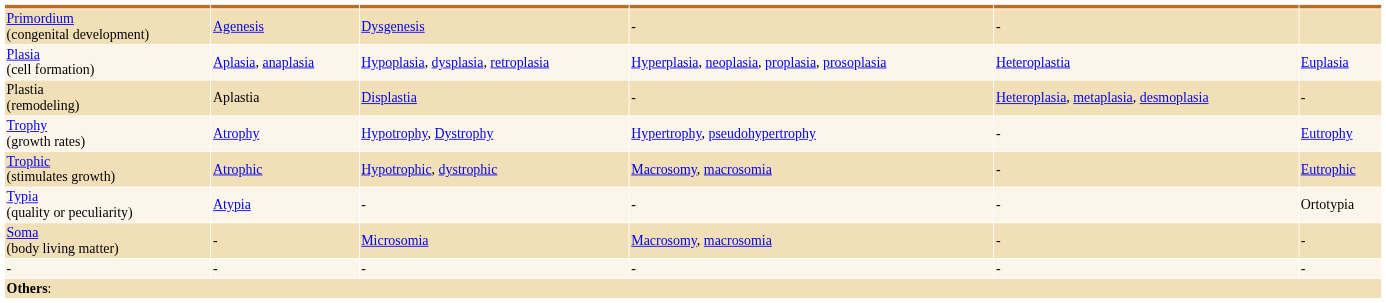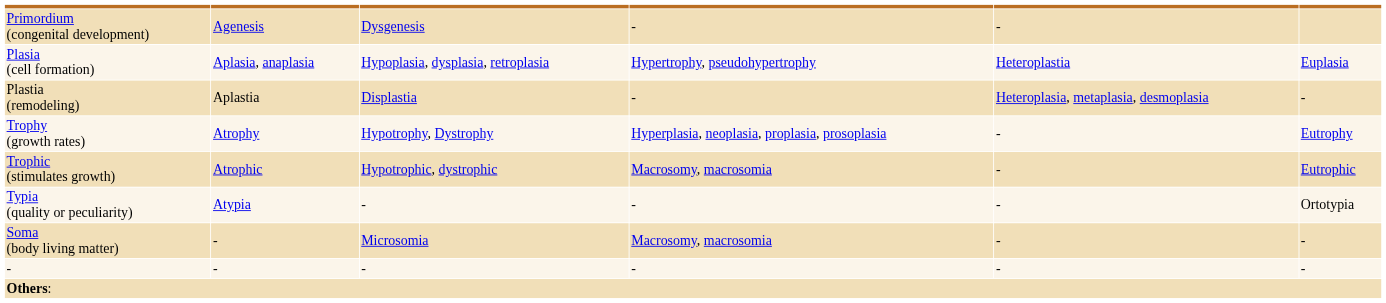(759, 62) Hyperplasia, neoplasia, proplasia, prosoplasia -> (724, 62) Hypertrophy, pseudohypertrophy
(724, 133) Hypertrophy, pseudohypertrophy -> (759, 133) Hyperplasia, neoplasia, proplasia, prosoplasia
